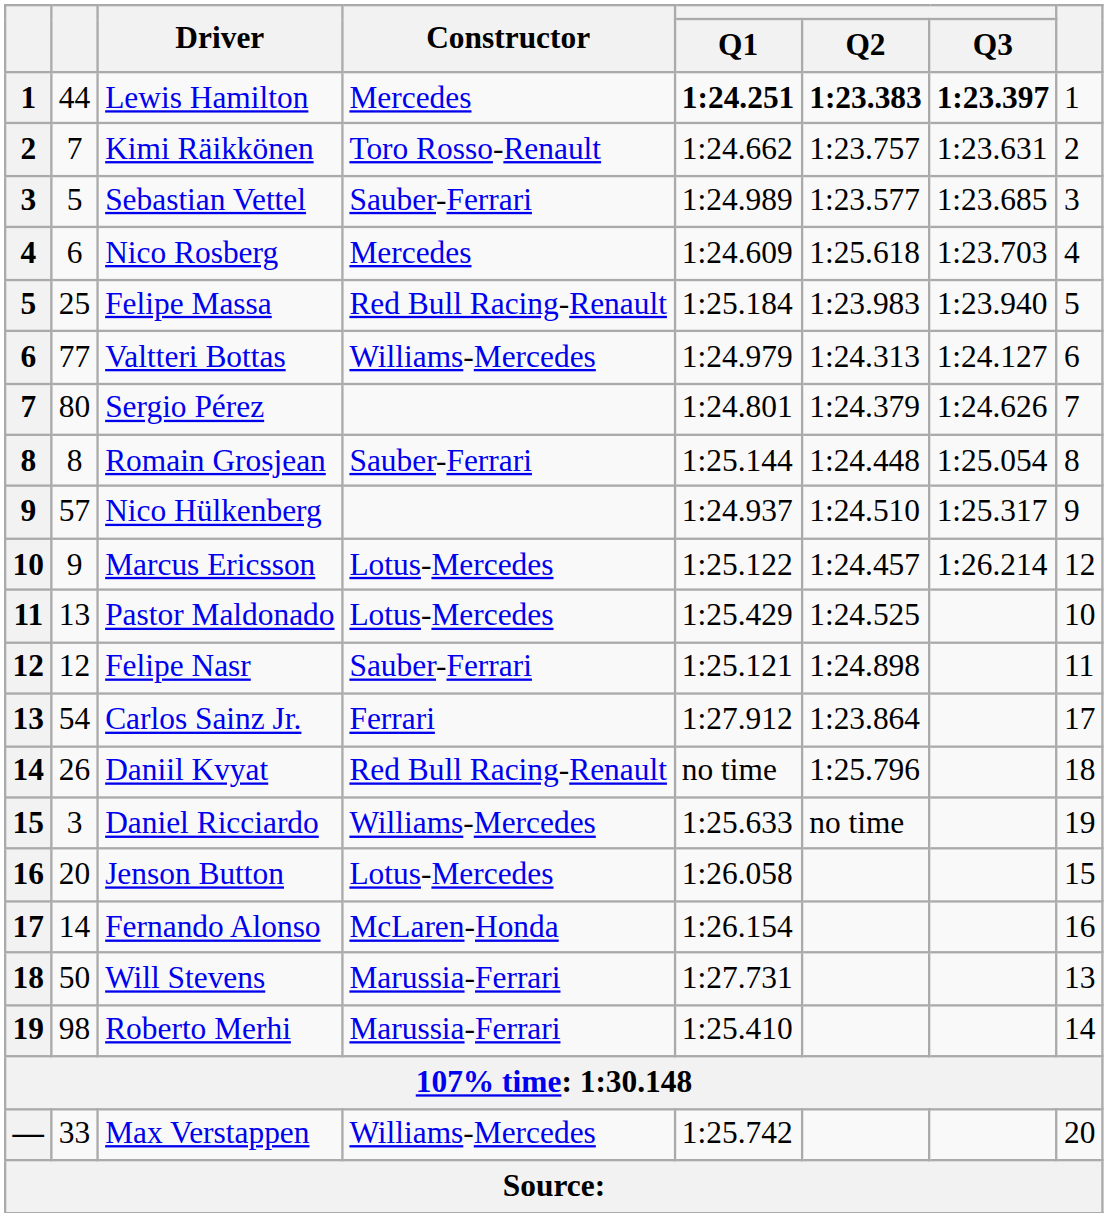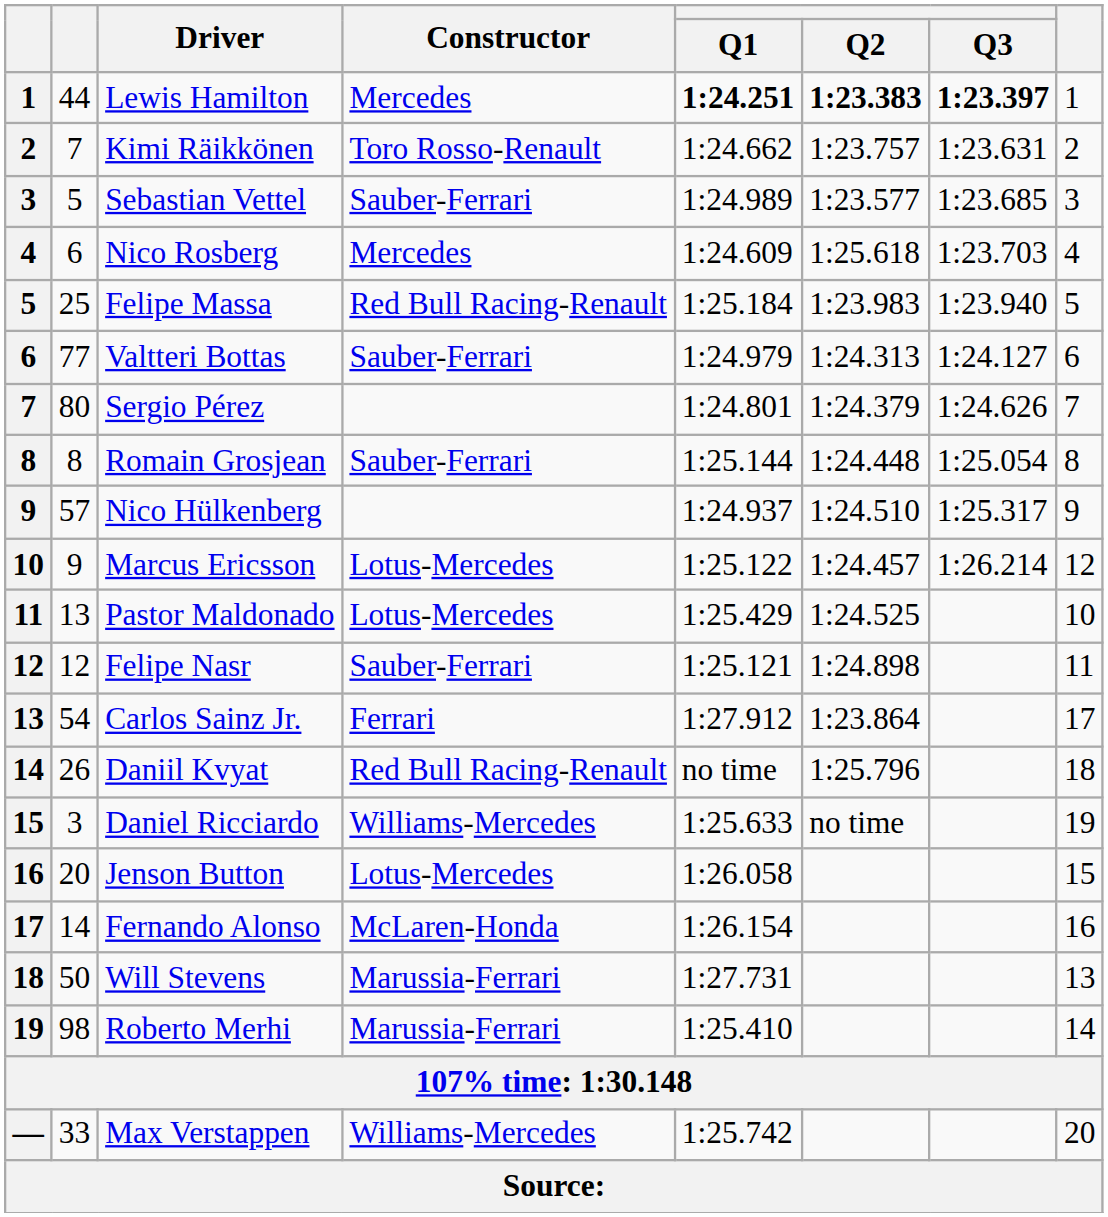(473, 355) Williams-Mercedes -> (441, 355) Sauber-Ferrari
